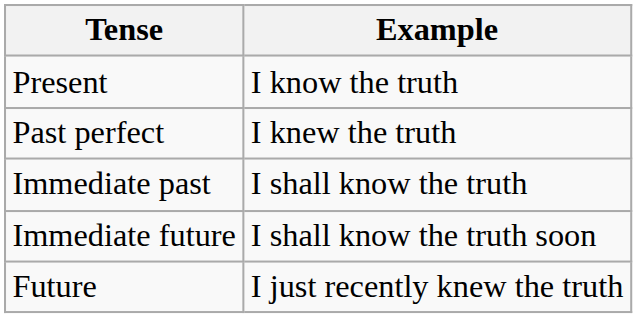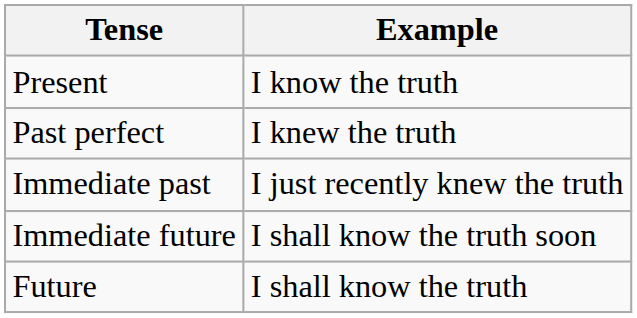(389, 183) I shall know the truth -> (437, 183) I just recently knew the truth
(437, 286) I just recently knew the truth -> (389, 286) I shall know the truth
